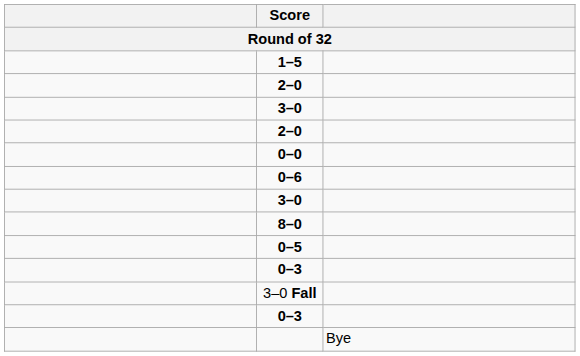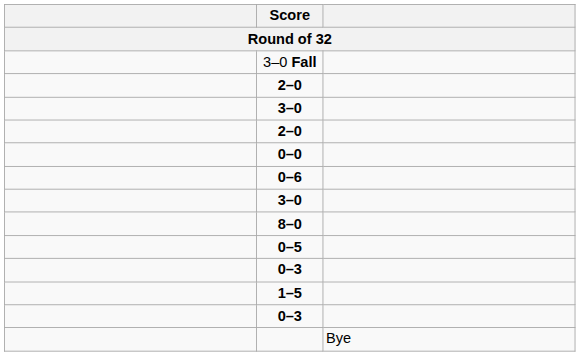rows swapped: (290, 62) <-> (290, 293)
